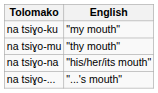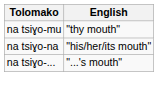- row: (32, 29)
